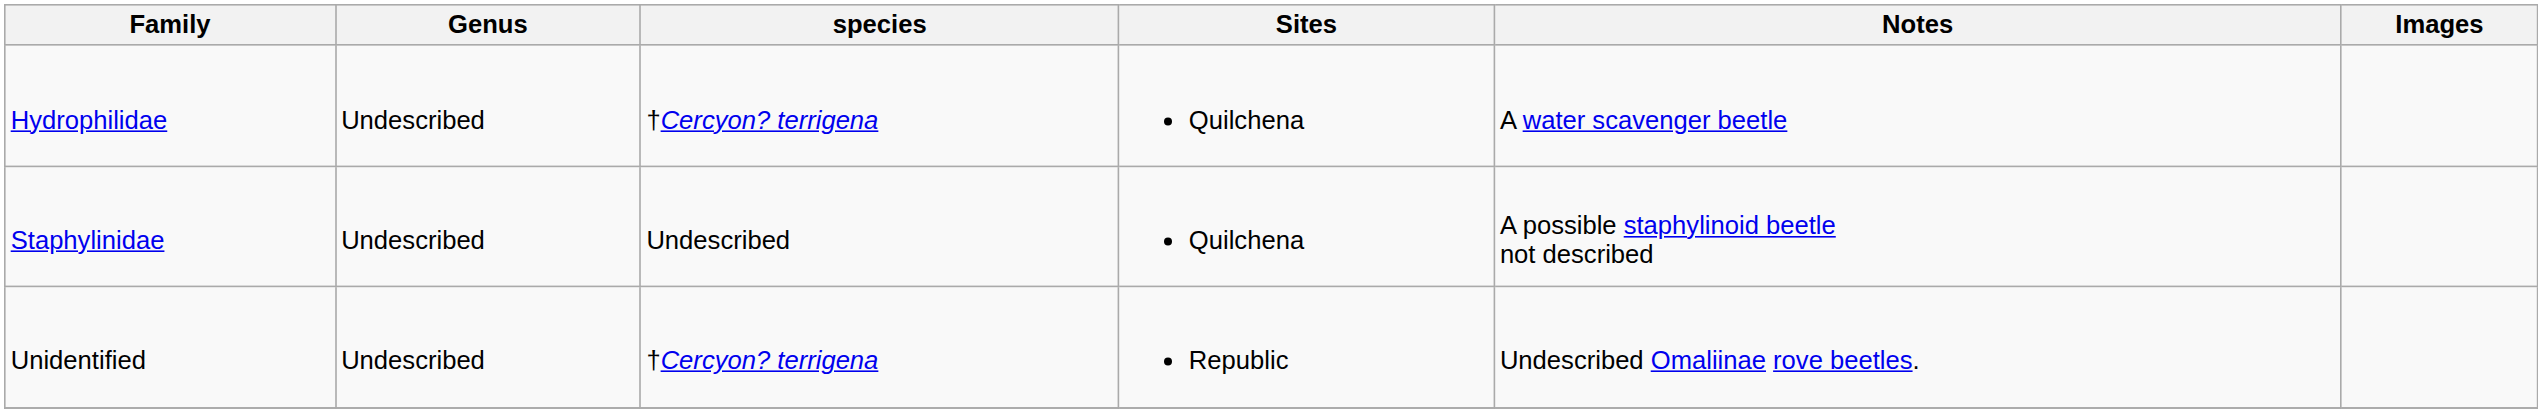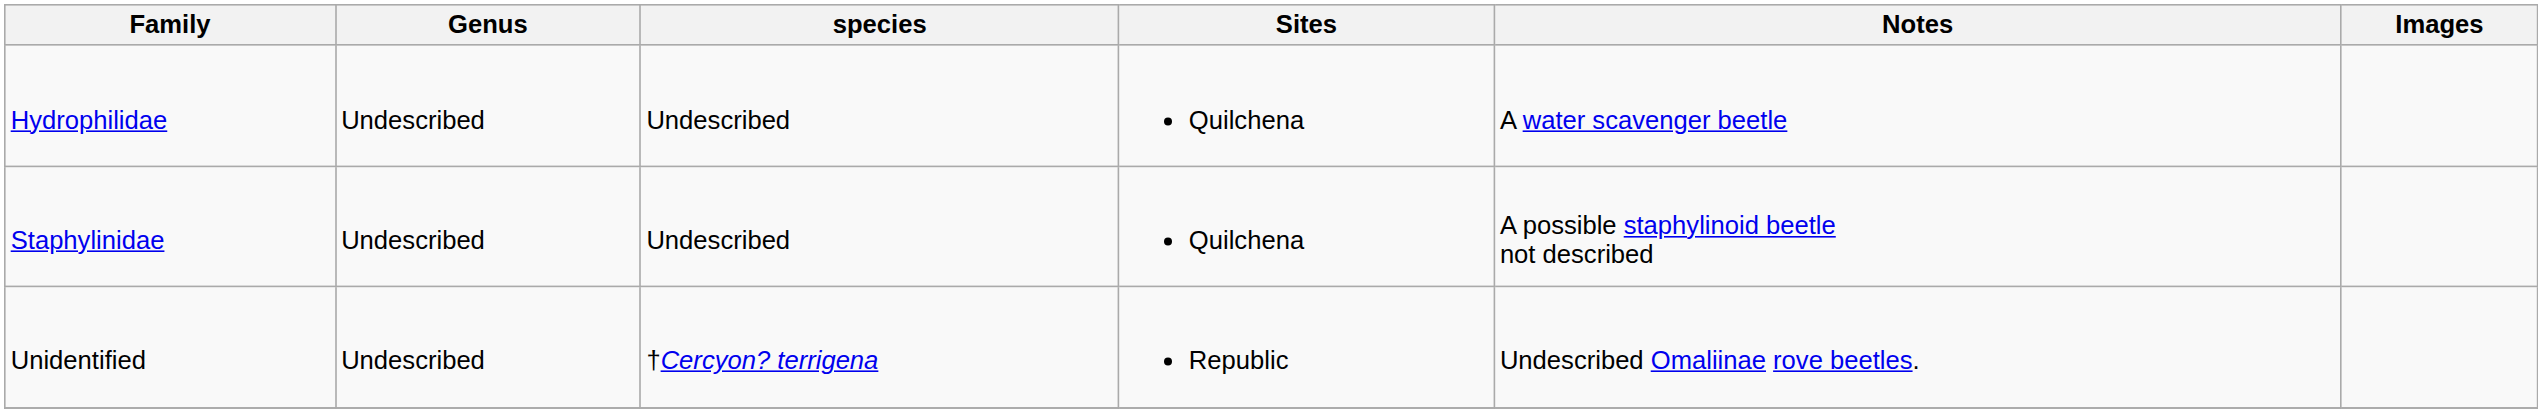(762, 119) †Cercyon? terrigena -> (718, 119) Undescribed
